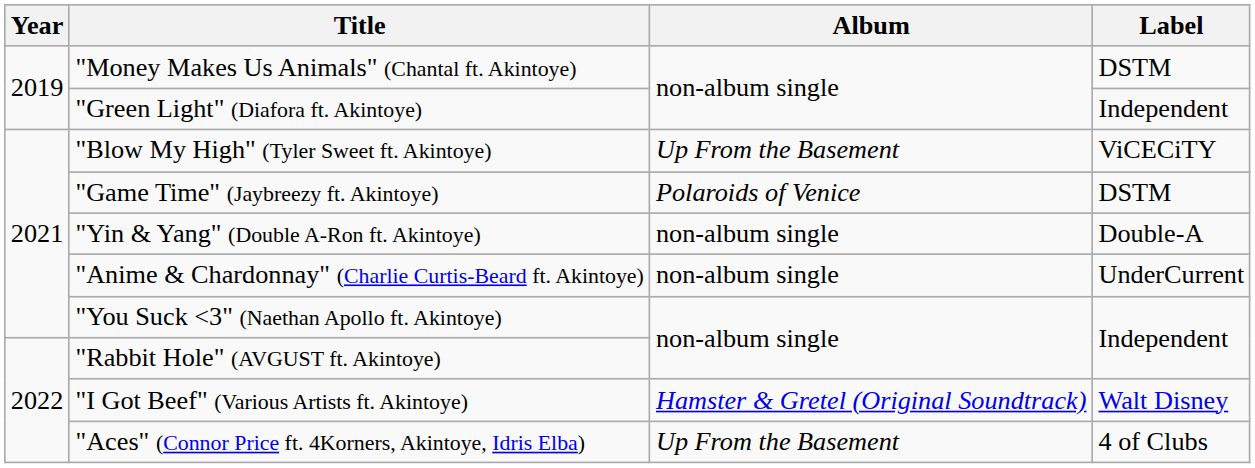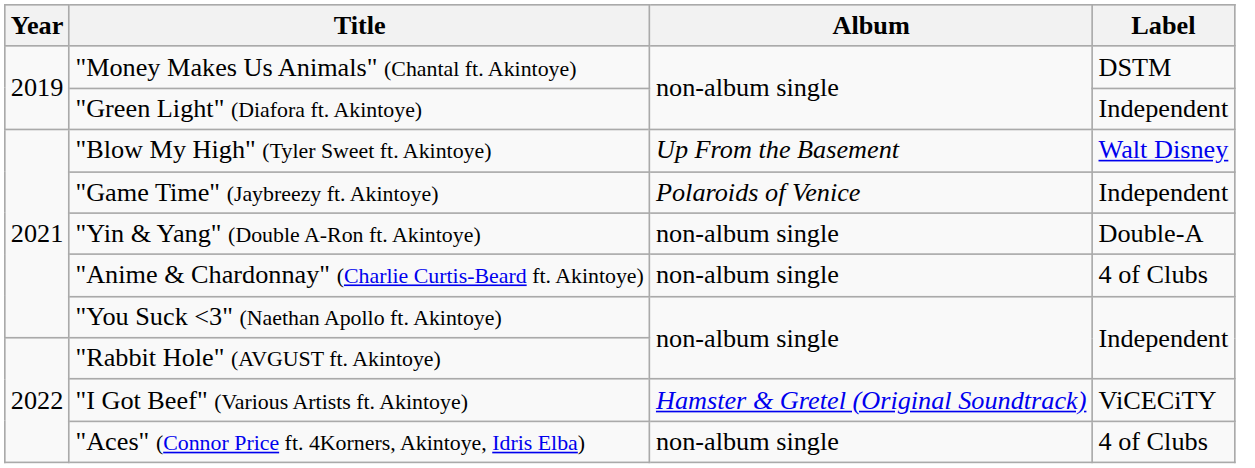(1158, 150) ViCECiTY -> (1163, 150) Walt Disney
(1135, 191) DSTM -> (1163, 191) Independent
(1171, 274) UnderCurrent -> (1153, 274) 4 of Clubs
(1163, 399) Walt Disney -> (1158, 399) ViCECiTY
(778, 441) Up From the Basement -> (747, 441) non-album single
